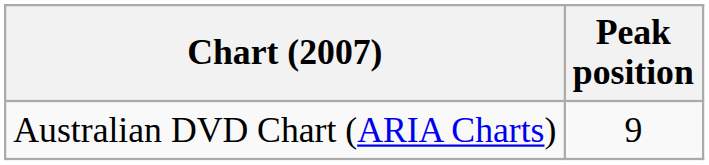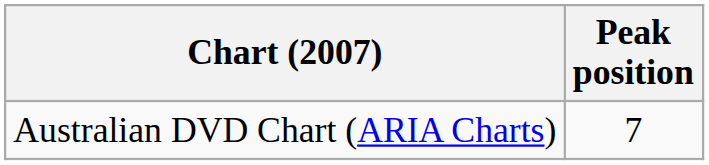(633, 129) 9 -> (633, 129) 7
